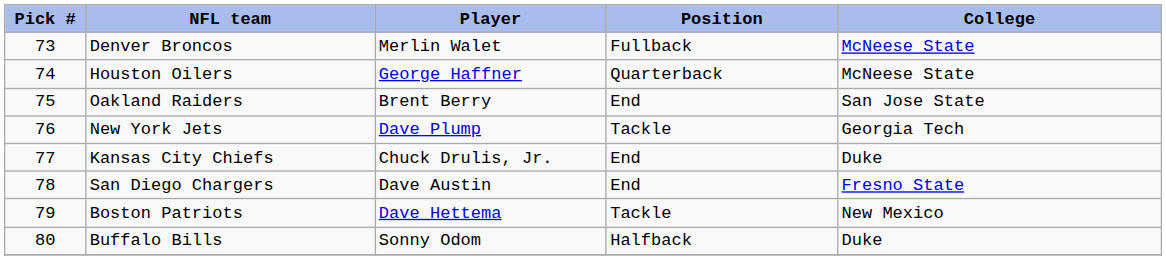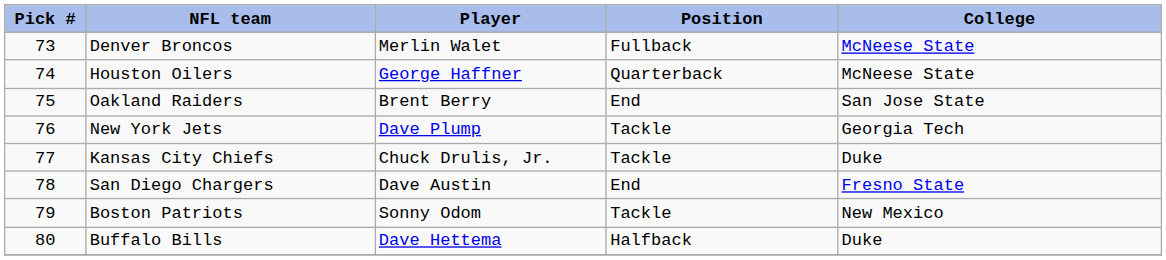(626, 157) End -> (641, 157) Tackle
(440, 213) Dave Hettema -> (430, 213) Sonny Odom
(430, 241) Sonny Odom -> (440, 241) Dave Hettema
